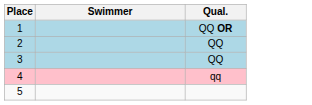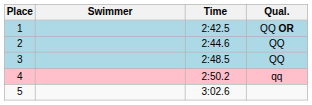+ column: (216, 12)
